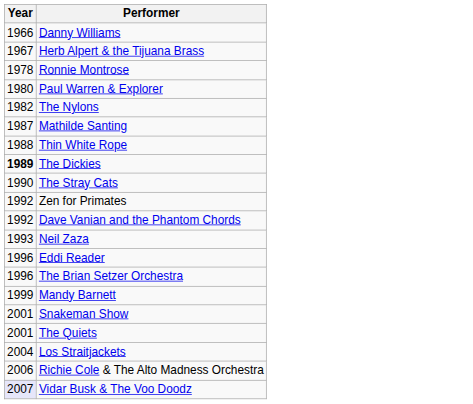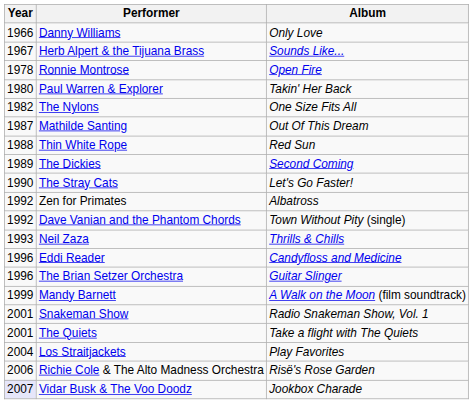+ column: (368, 13)
(20, 164) bold -> (20, 164) normal
